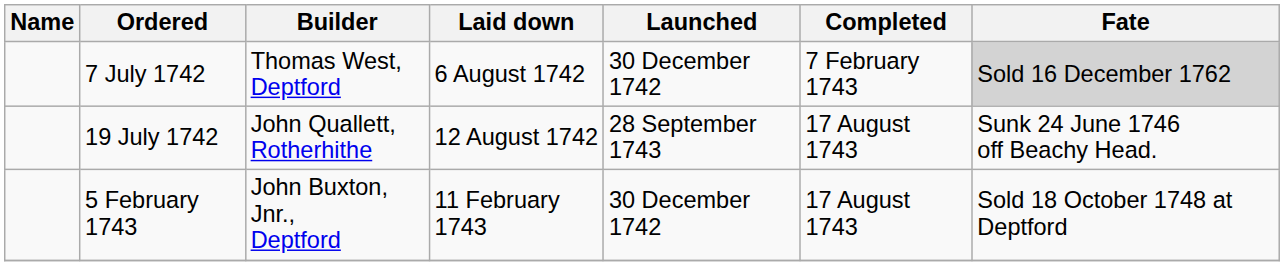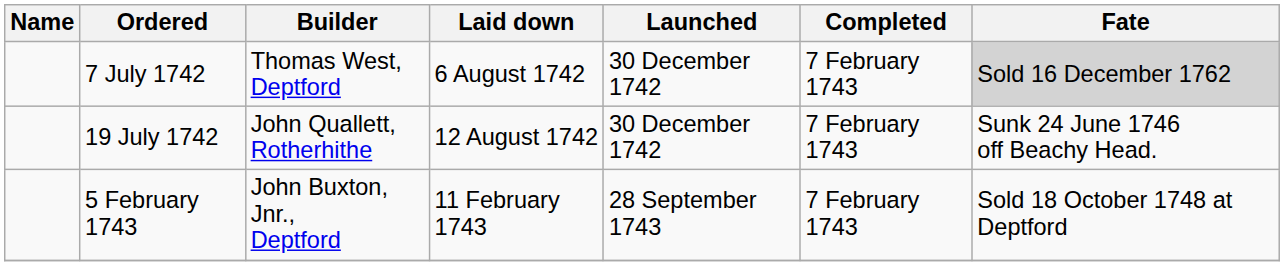(683, 137) 28 September 1743 -> (679, 137) 30 December 1742
(858, 137) 17 August 1743 -> (862, 137) 7 February 1743
(679, 214) 30 December 1742 -> (683, 214) 28 September 1743
(858, 214) 17 August 1743 -> (862, 214) 7 February 1743
